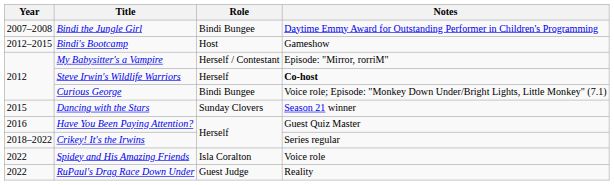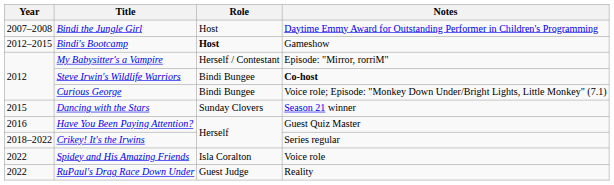(227, 28) Bindi Bungee -> (208, 28) Host
(208, 44) normal -> (209, 44) bold
(214, 76) Herself -> (227, 76) Bindi Bungee
